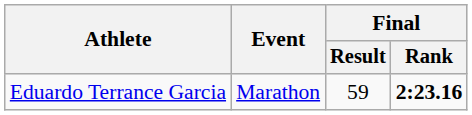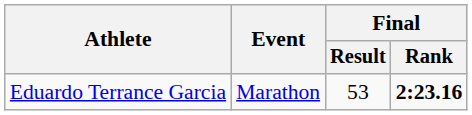(358, 92) 59 -> (358, 92) 53
